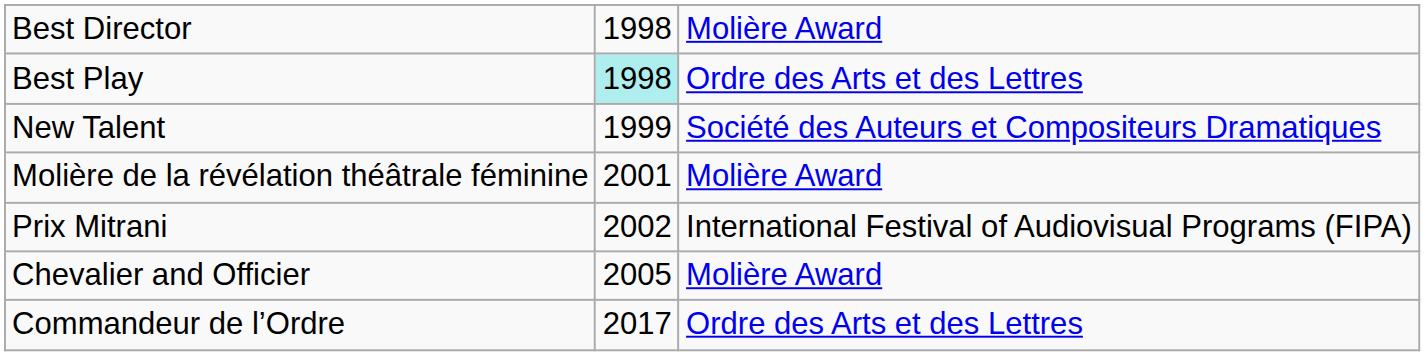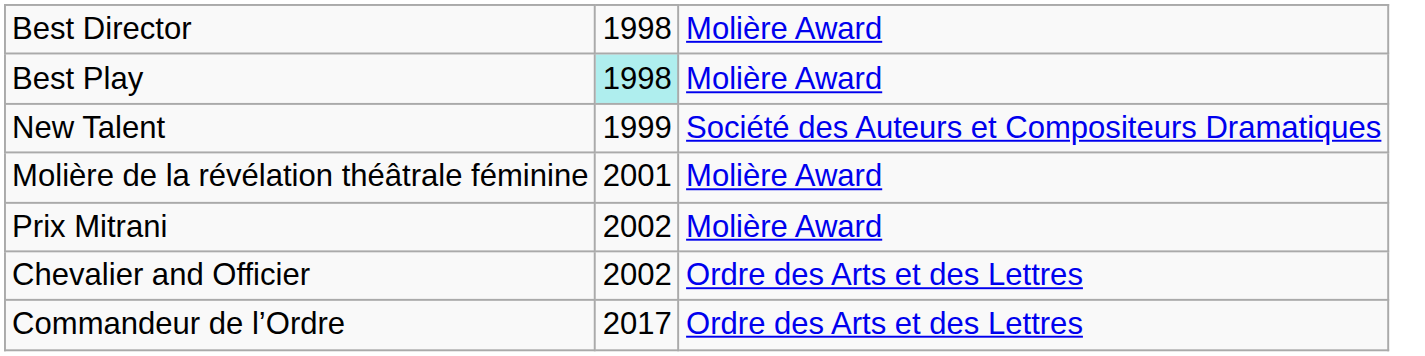(885, 78) Ordre des Arts et des Lettres -> (784, 78) Molière Award
(1049, 226) International Festival of Audiovisual Programs (FIPA) -> (784, 226) Molière Award
(637, 275) 2005 -> (637, 275) 2002
(784, 275) Molière Award -> (885, 275) Ordre des Arts et des Lettres
